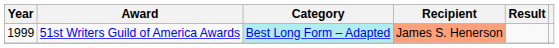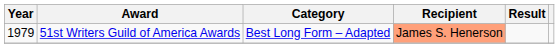(21, 33) 1999 -> (21, 33) 1979
(318, 33) paleturquoise background -> (318, 33) no background
